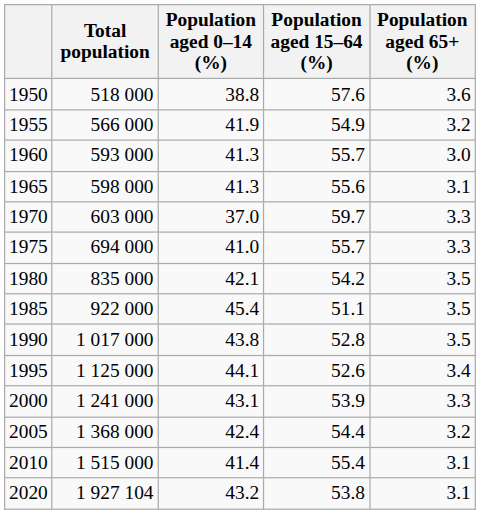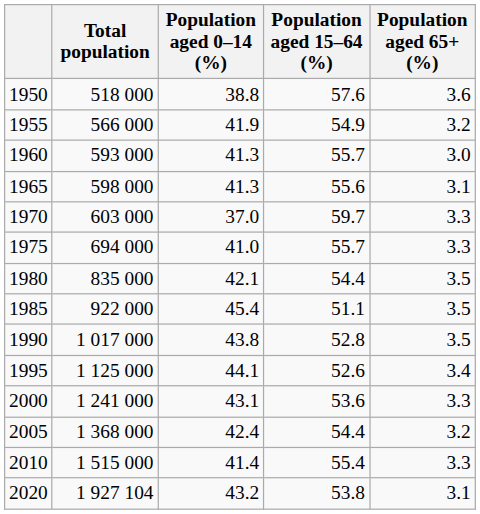(348, 278) 54.2 -> (348, 278) 54.4
(348, 401) 53.9 -> (348, 401) 53.6
(459, 462) 3.1 -> (459, 462) 3.3
